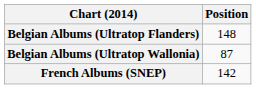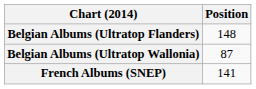(227, 73) 142 -> (227, 73) 141
